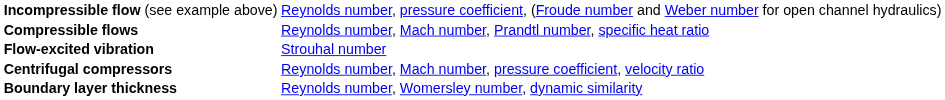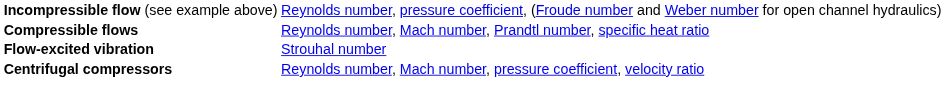- row: (90, 89)
